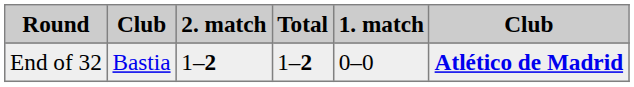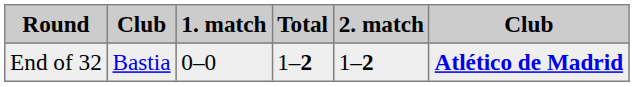columns swapped: (381, 23) <-> (224, 23)
